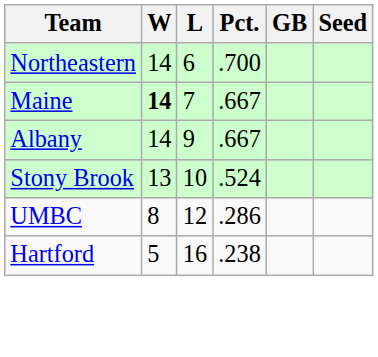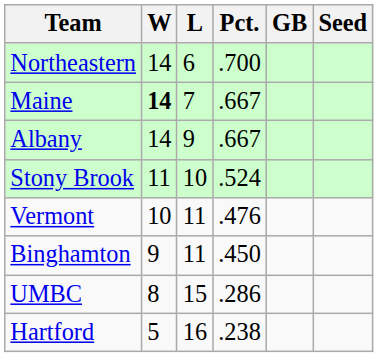(159, 178) 13 -> (159, 178) 11
+ row: (52, 216)
+ row: (70, 255)
(195, 216) 12 -> (195, 293) 15
